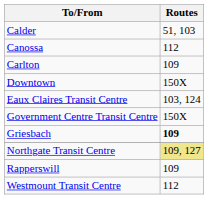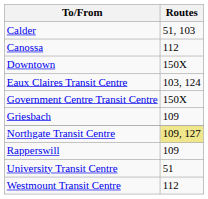- row: (23, 64)
(171, 133) bold -> (171, 116) normal
+ row: (62, 168)
